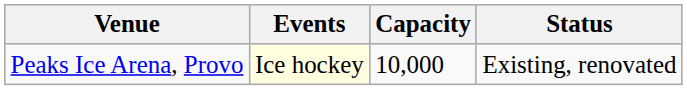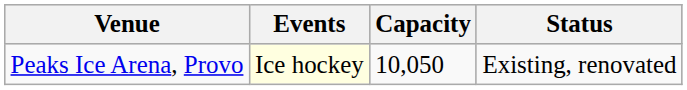(410, 63) 10,000 -> (410, 63) 10,050
